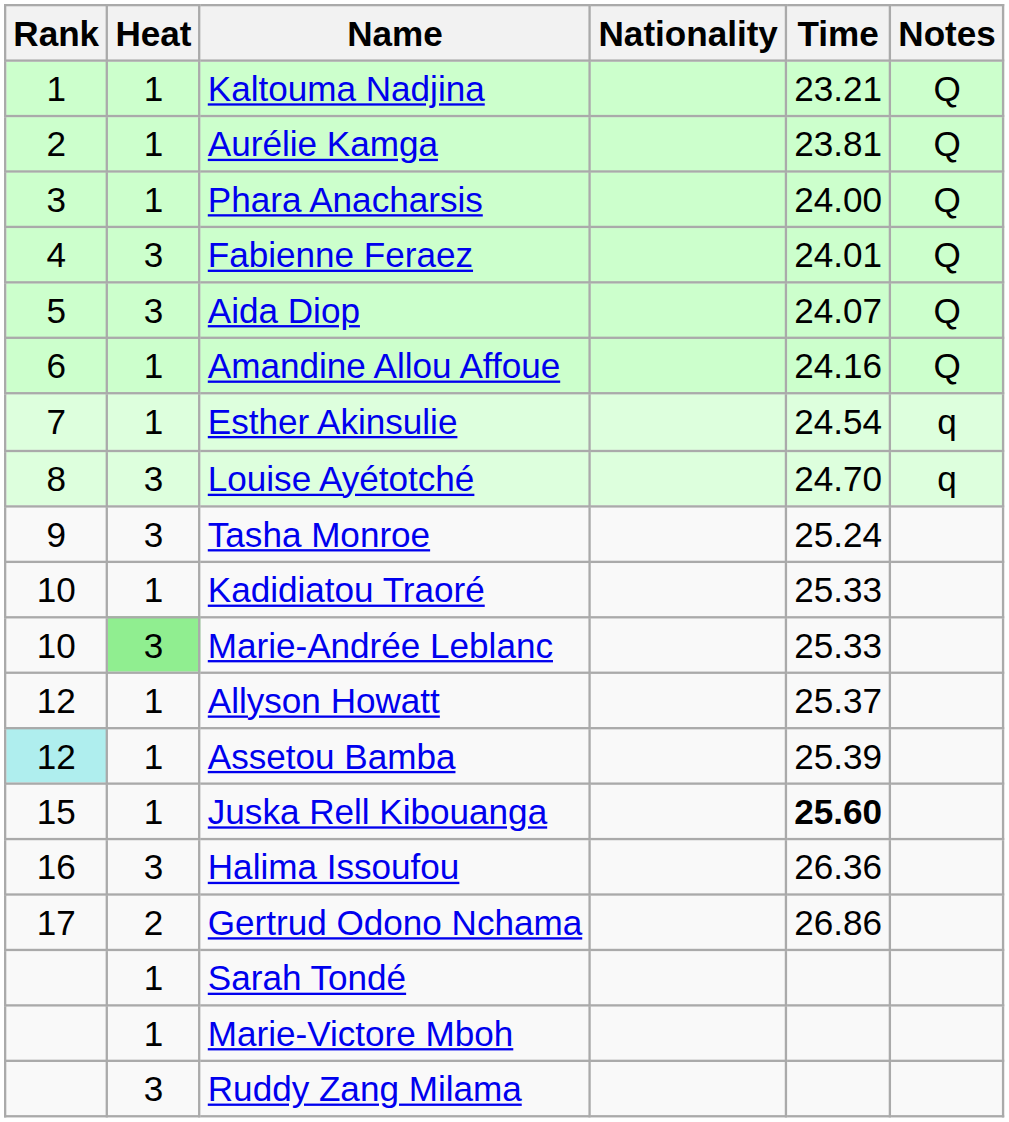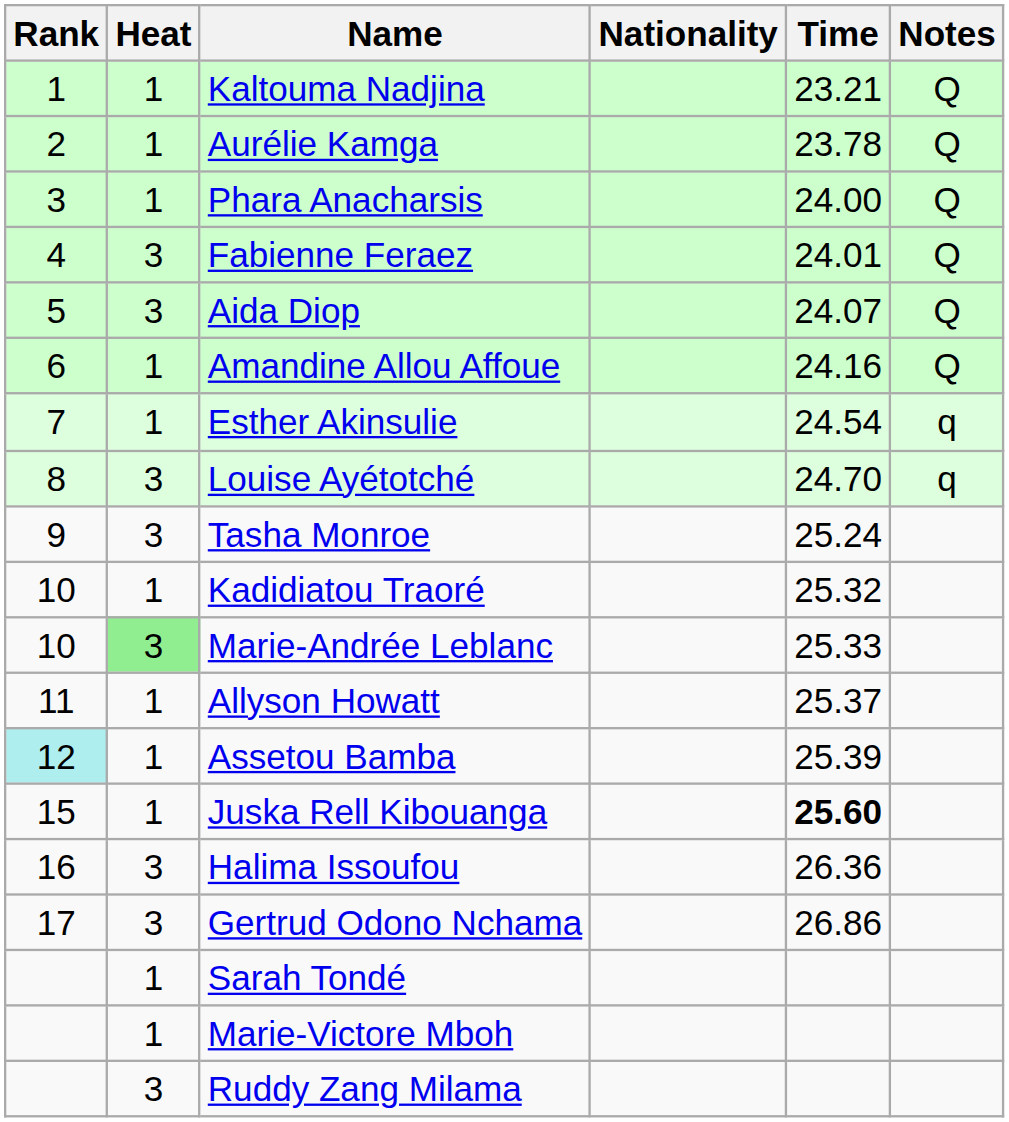(838, 144) 23.81 -> (838, 144) 23.78
(838, 589) 25.33 -> (838, 589) 25.32
(56, 700) 12 -> (56, 700) 11
(153, 922) 2 -> (153, 922) 3
